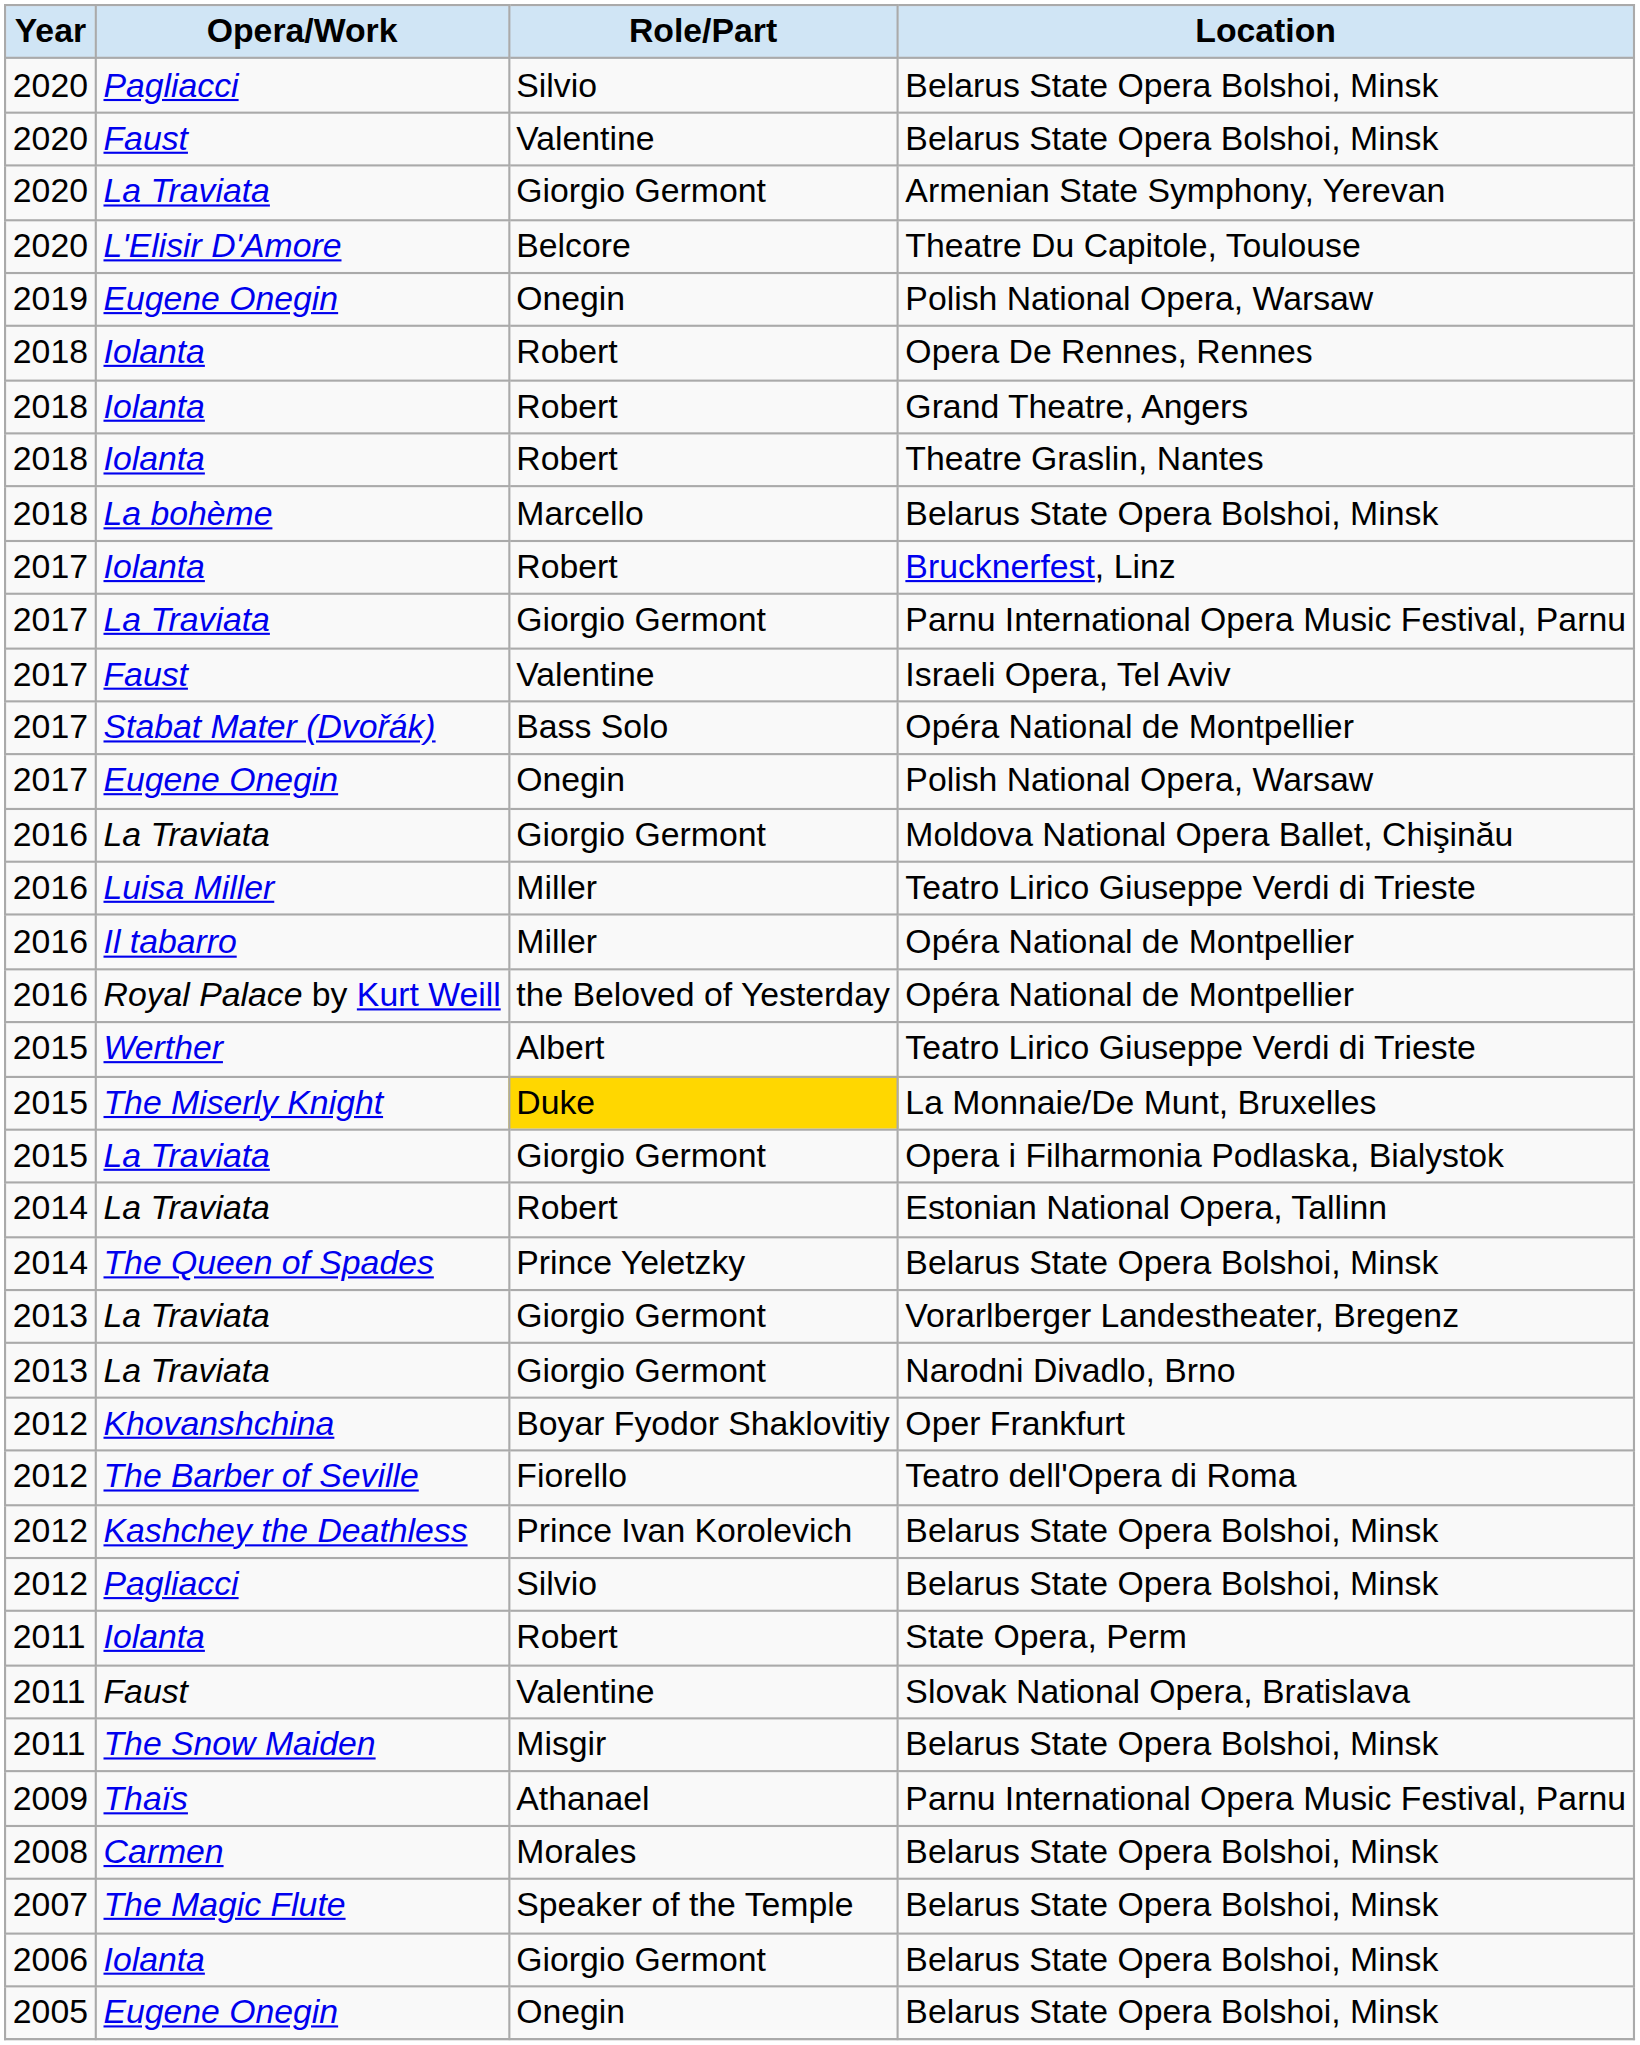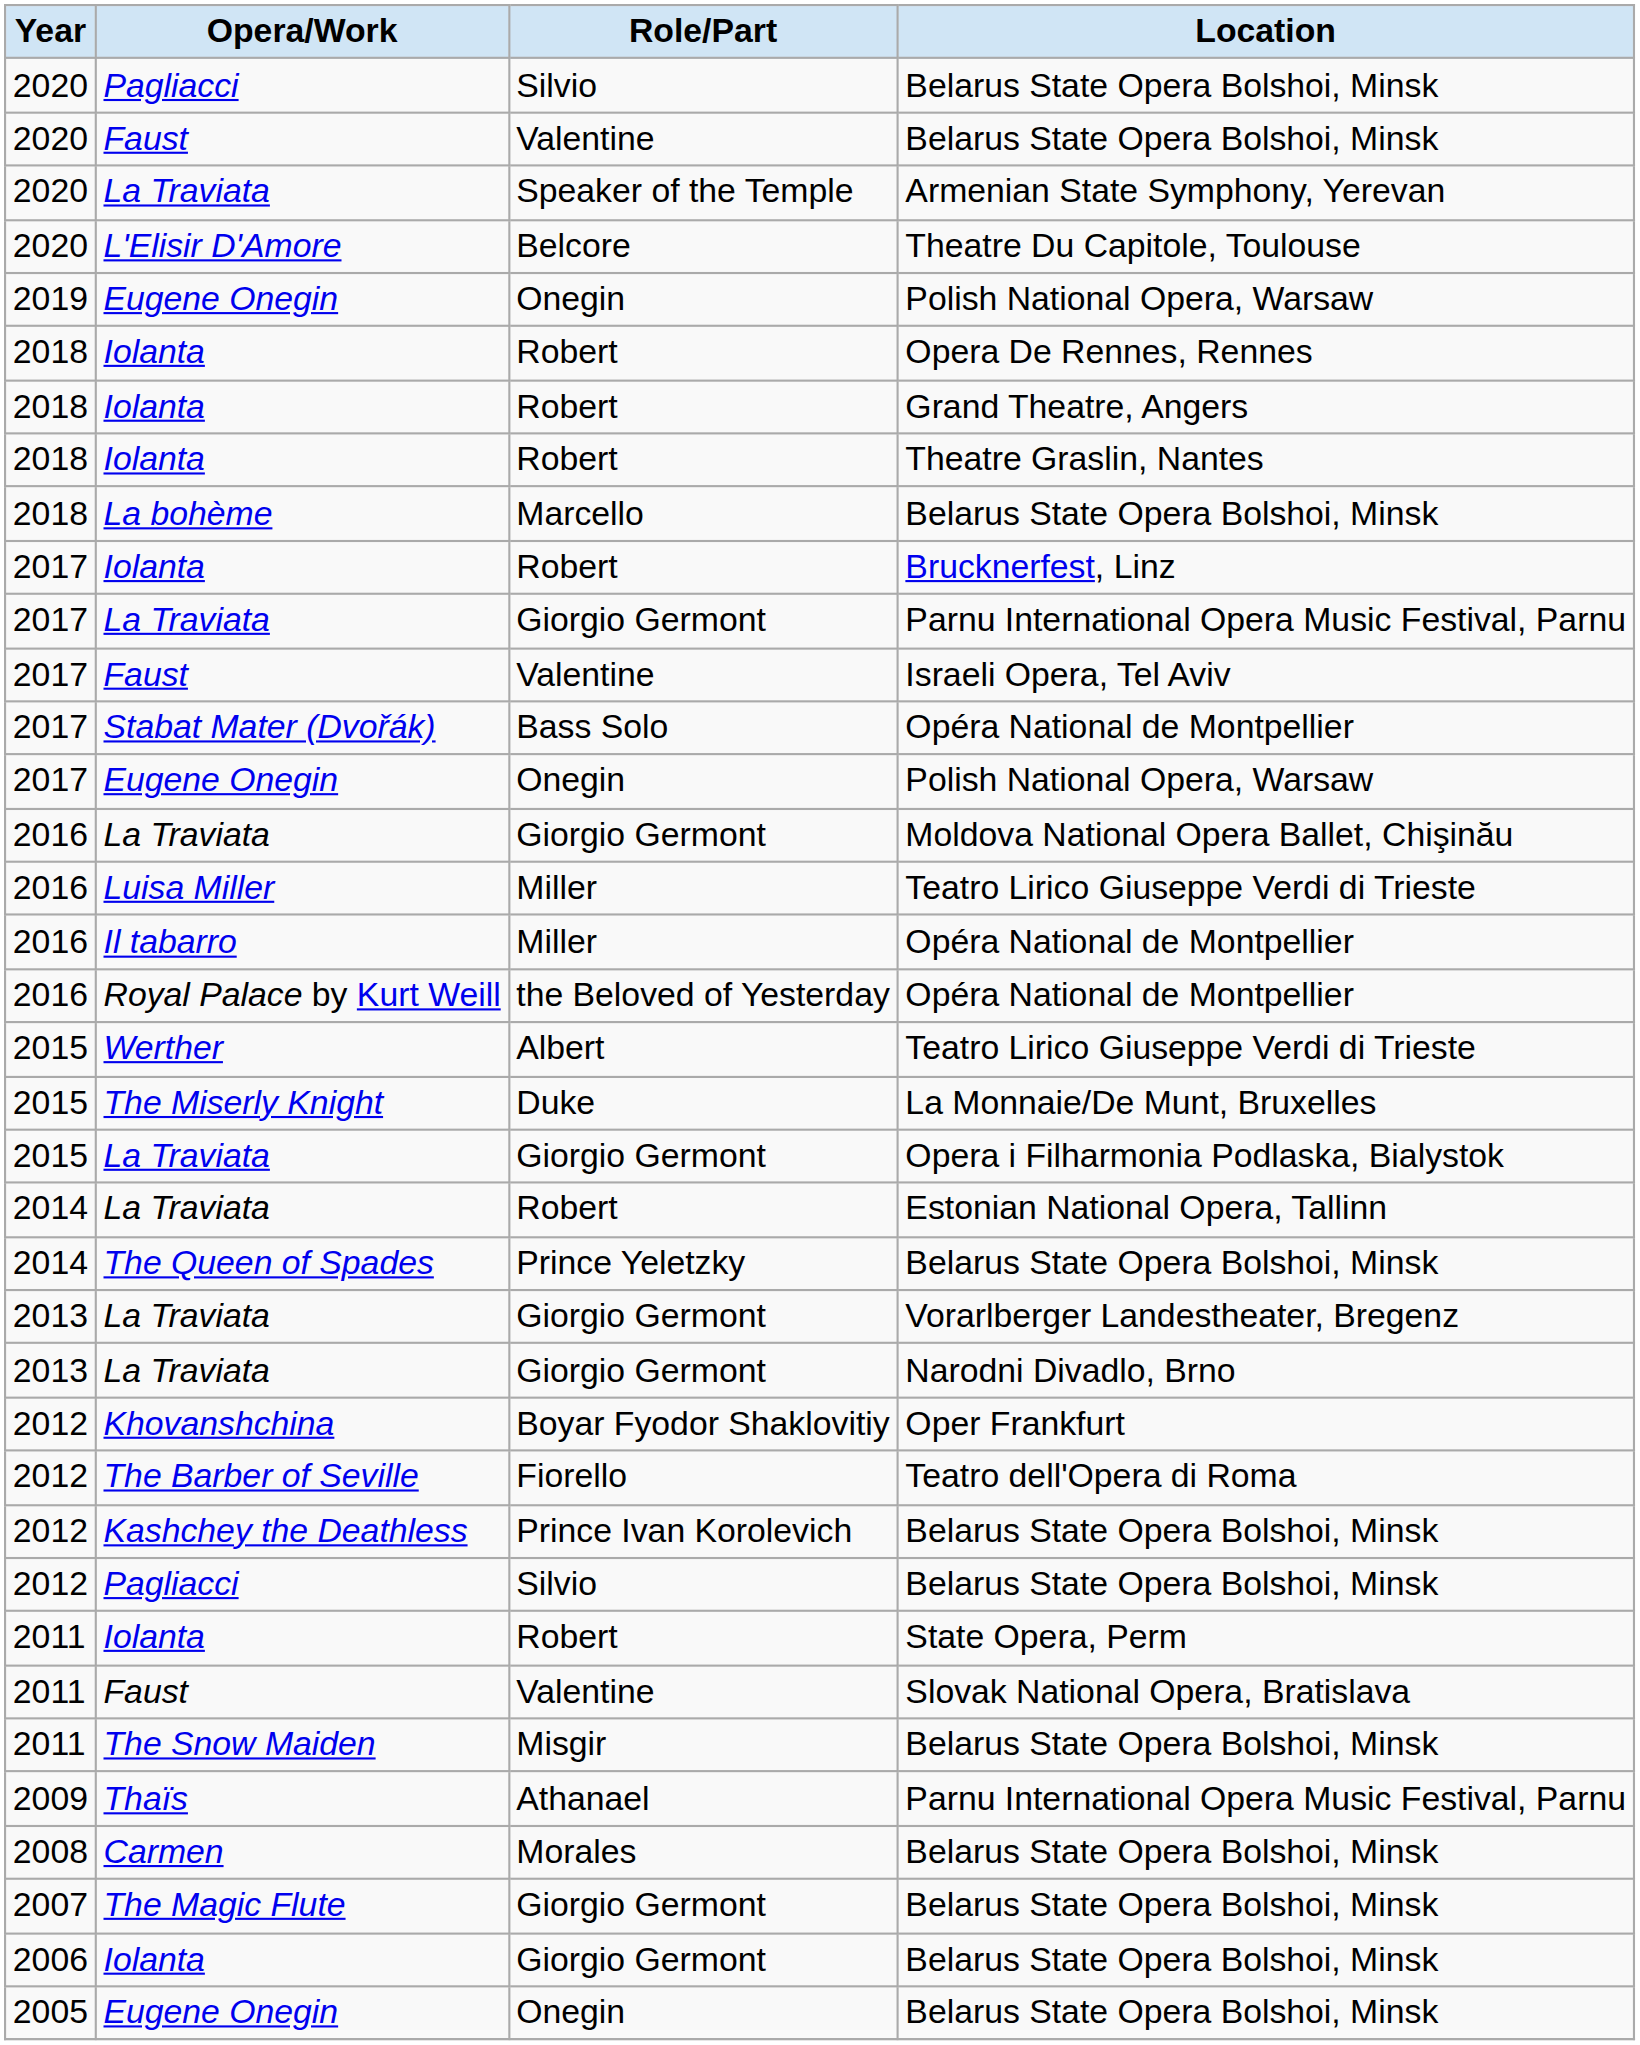(641, 191) Giorgio Germont -> (685, 191) Speaker of the Temple
(556, 1102) gold background -> (556, 1102) no background
(685, 1905) Speaker of the Temple -> (641, 1905) Giorgio Germont
